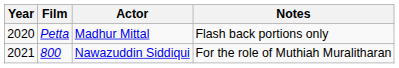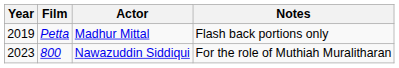(21, 33) 2020 -> (21, 33) 2019
(21, 53) 2021 -> (21, 53) 2023
